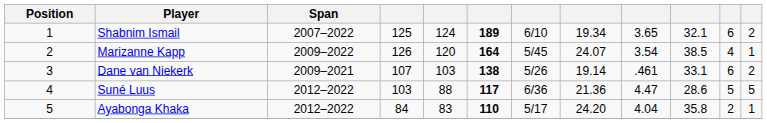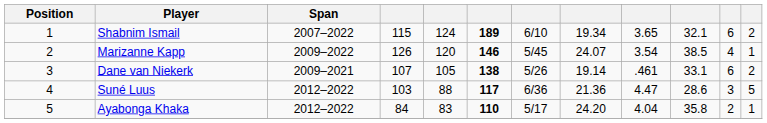(402, 33) 125 -> (402, 33) 115
(489, 52) 164 -> (489, 52) 146
(445, 71) 103 -> (445, 71) 105
(731, 90) 5 -> (731, 90) 3
